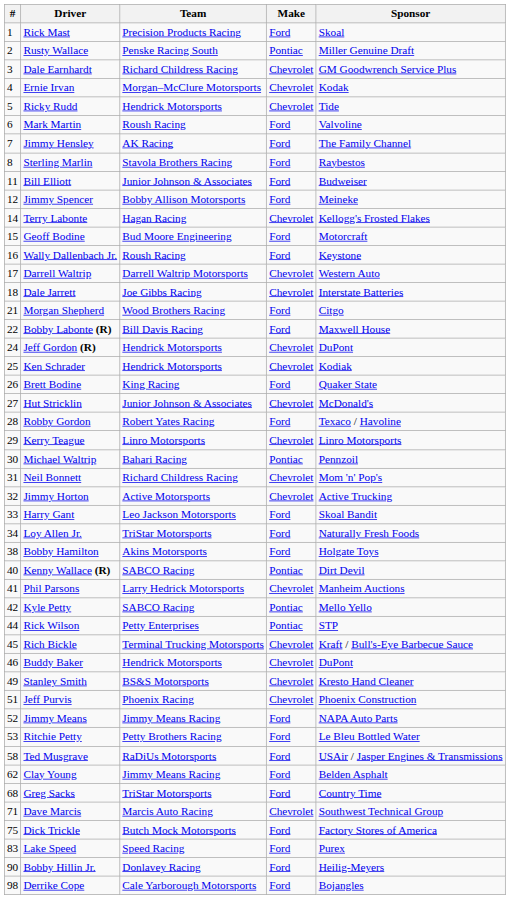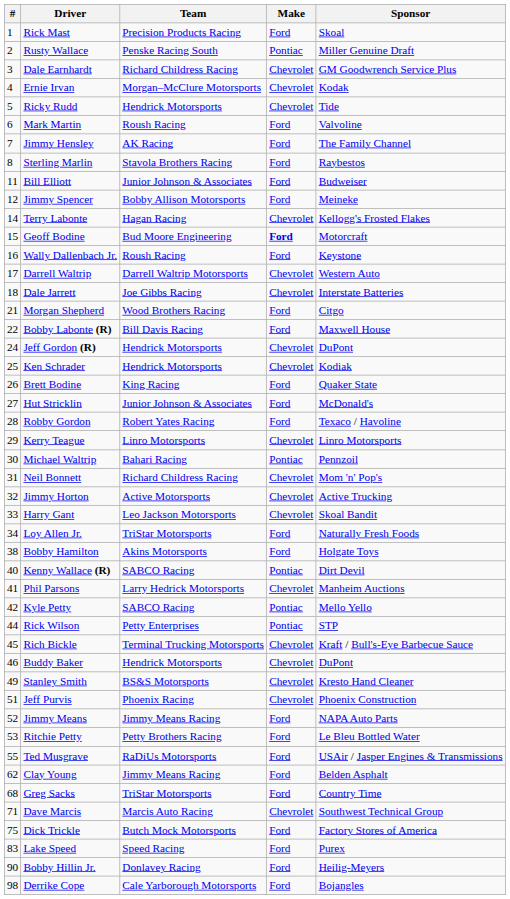(280, 236) normal -> (281, 236) bold
(291, 403) Chevrolet -> (280, 403) Ford
(280, 514) Ford -> (291, 514) Chevrolet
(13, 755) 58 -> (13, 755) 55
